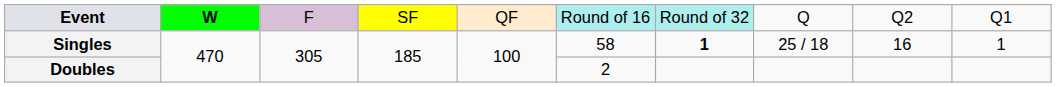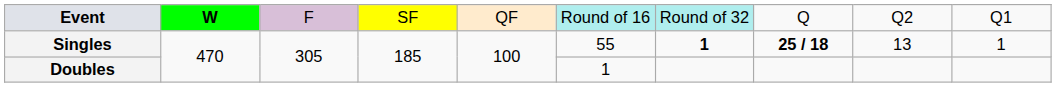(605, 44) 58 -> (605, 44) 55
(803, 44) normal -> (803, 44) bold
(902, 44) 16 -> (902, 44) 13
(605, 70) 2 -> (605, 70) 1
